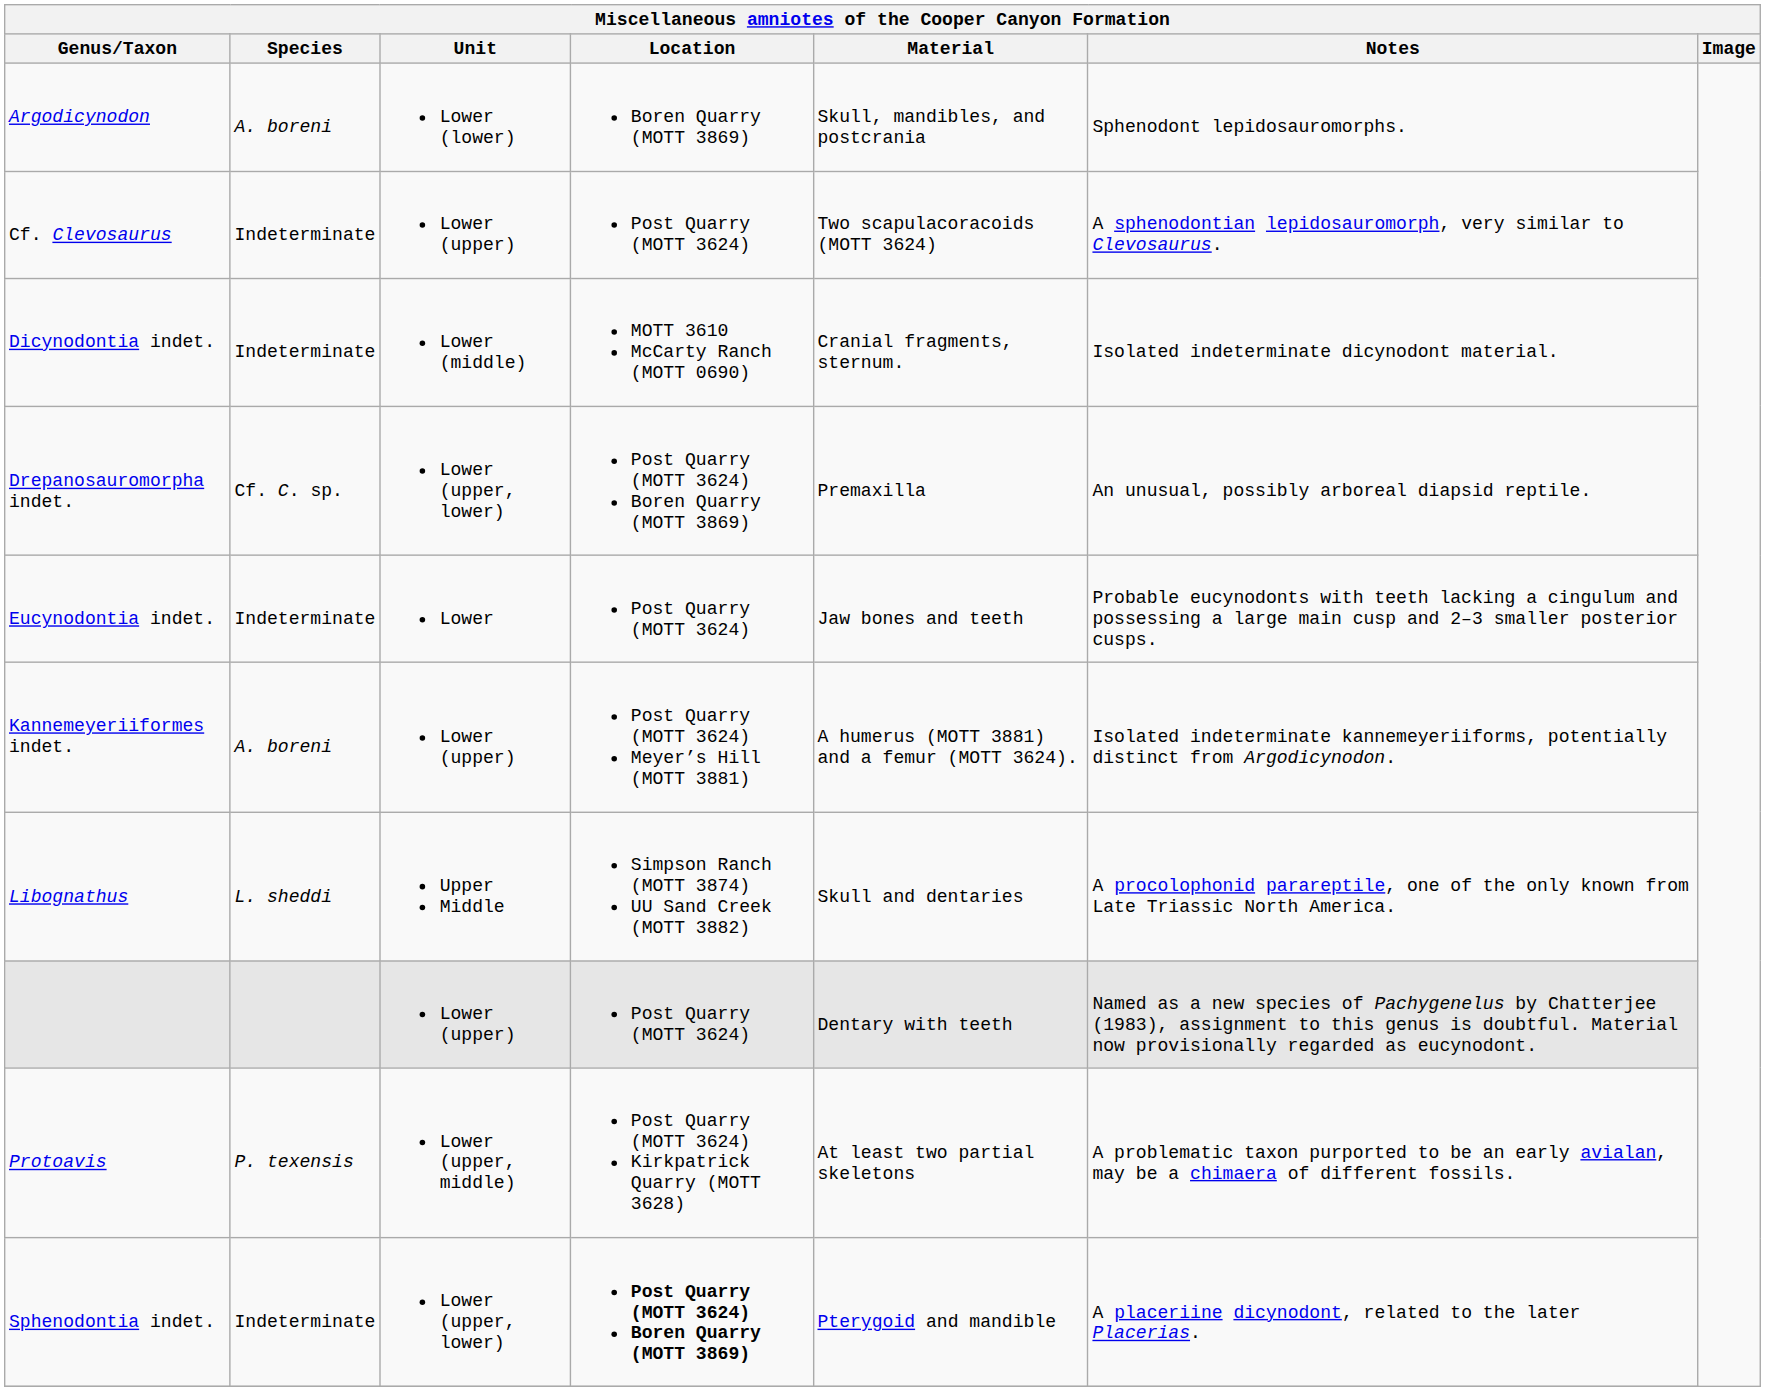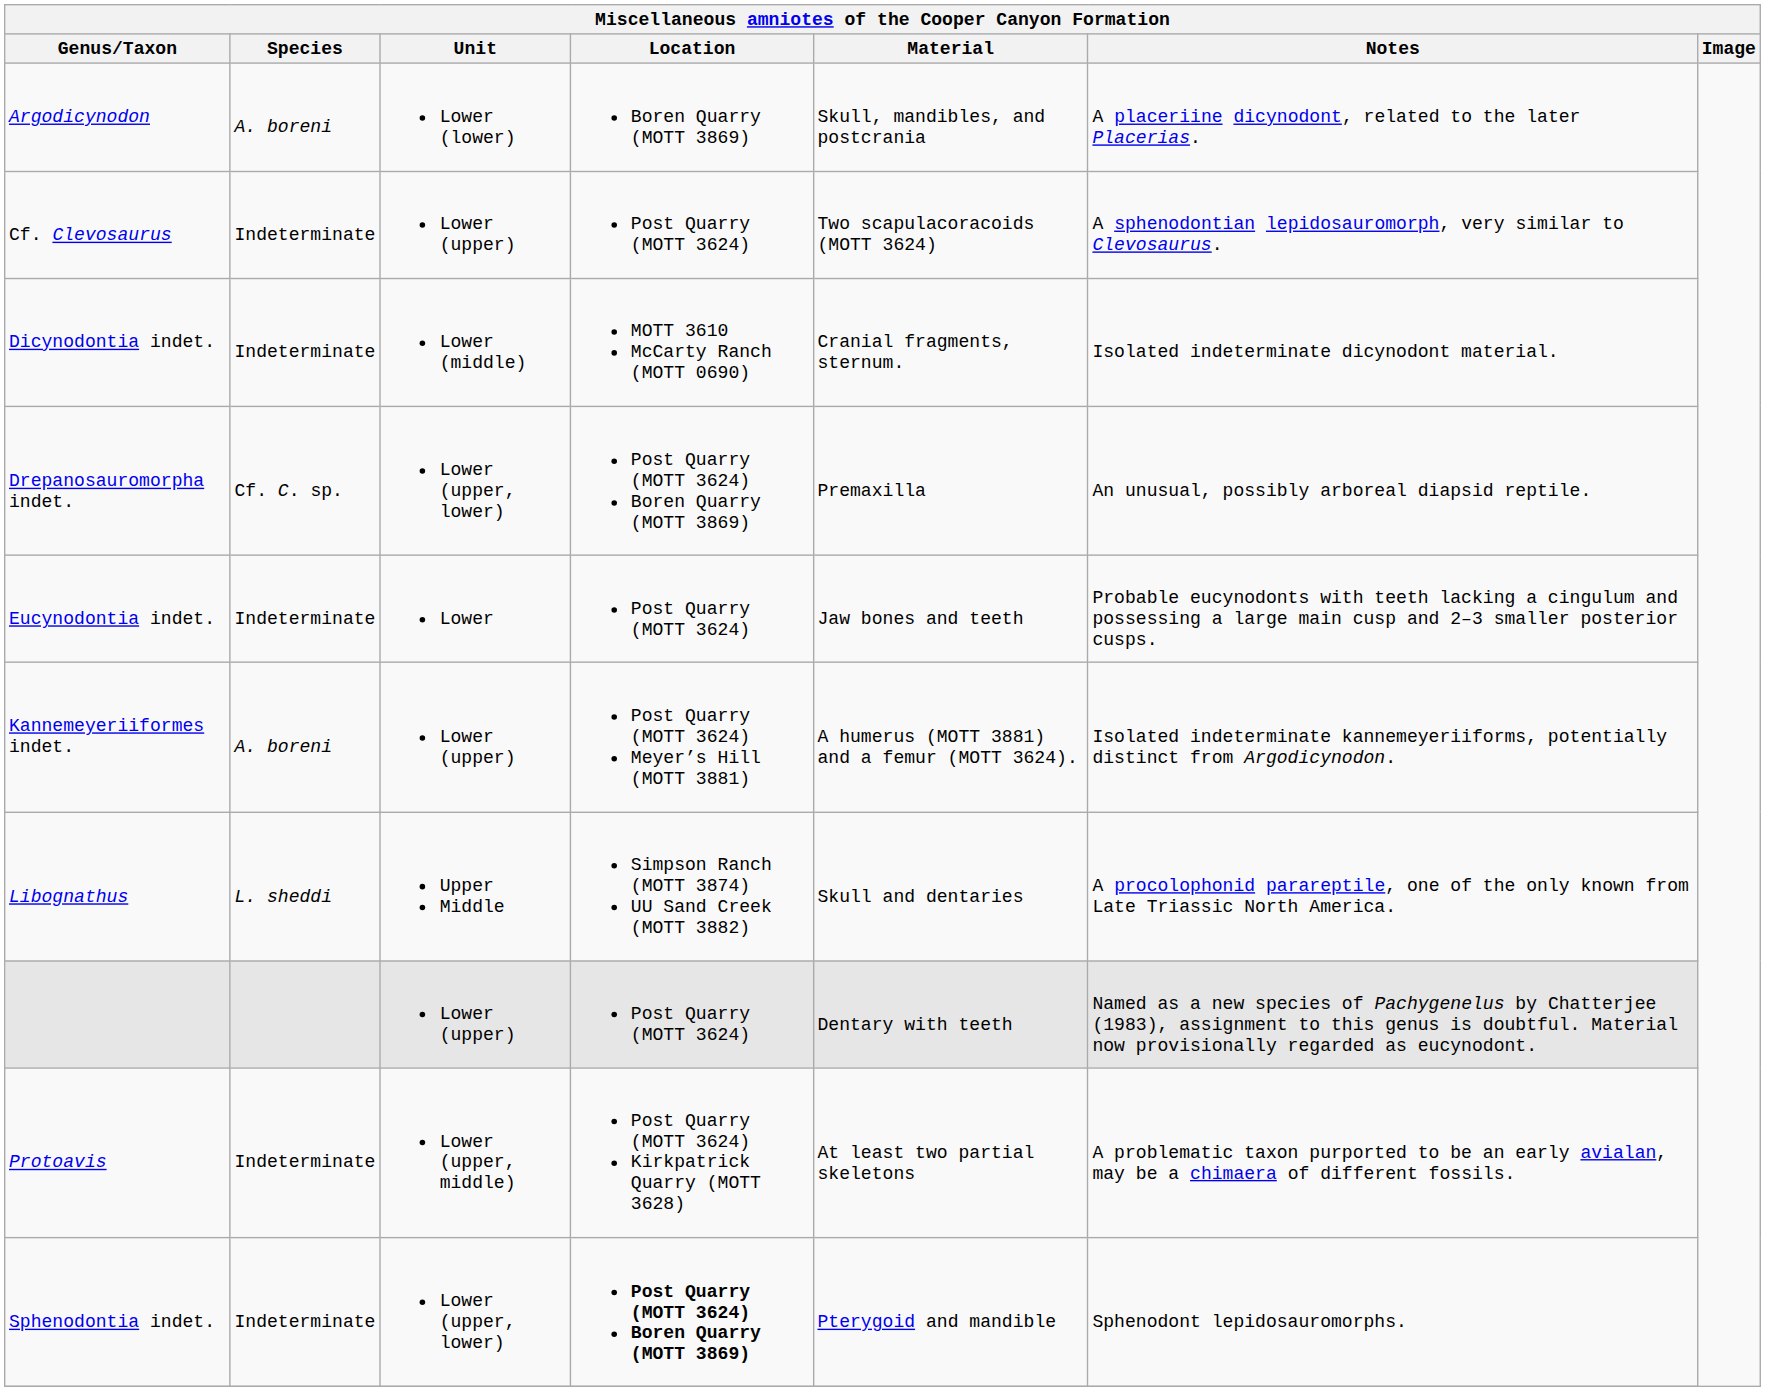(1250, 128) Sphenodont lepidosauromorphs. -> (1336, 128) A placeriine dicynodont, related to the later Placerias.
(294, 1163) P. texensis -> (305, 1163) Indeterminate
(1336, 1323) A placeriine dicynodont, related to the later Placerias. -> (1250, 1323) Sphenodont lepidosauromorphs.
